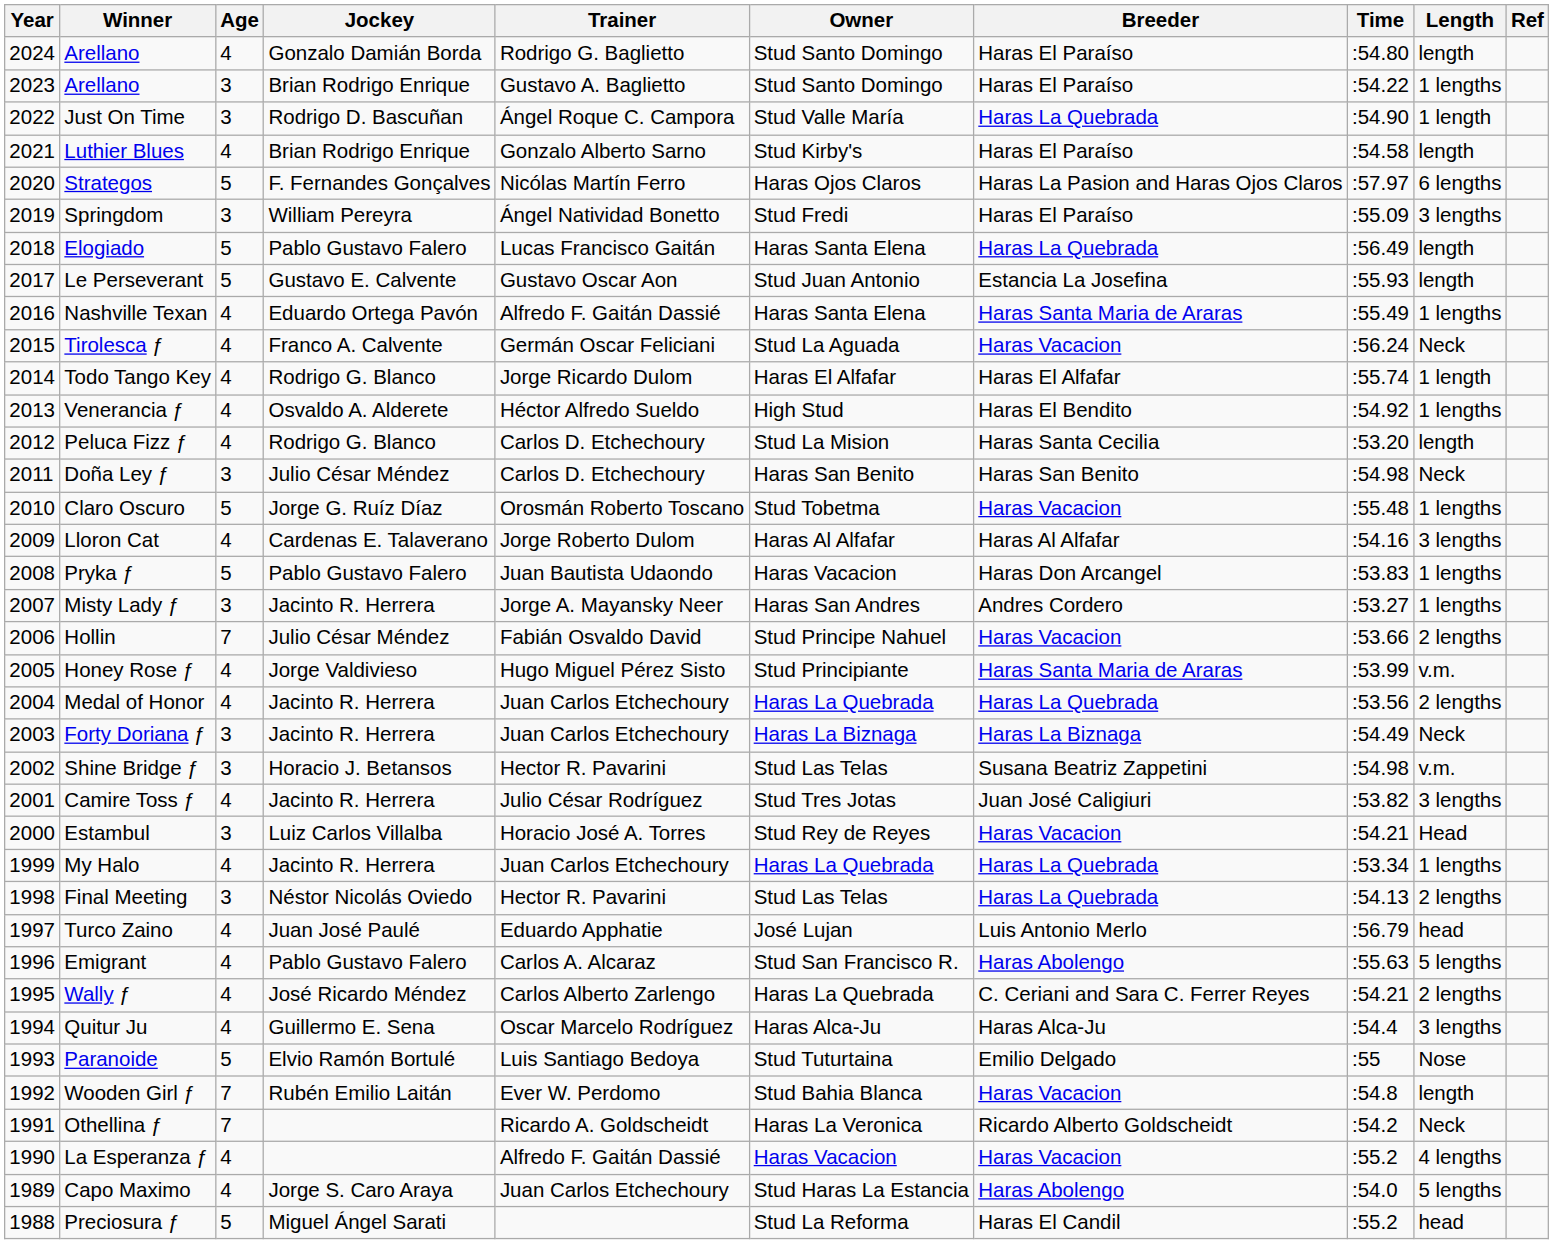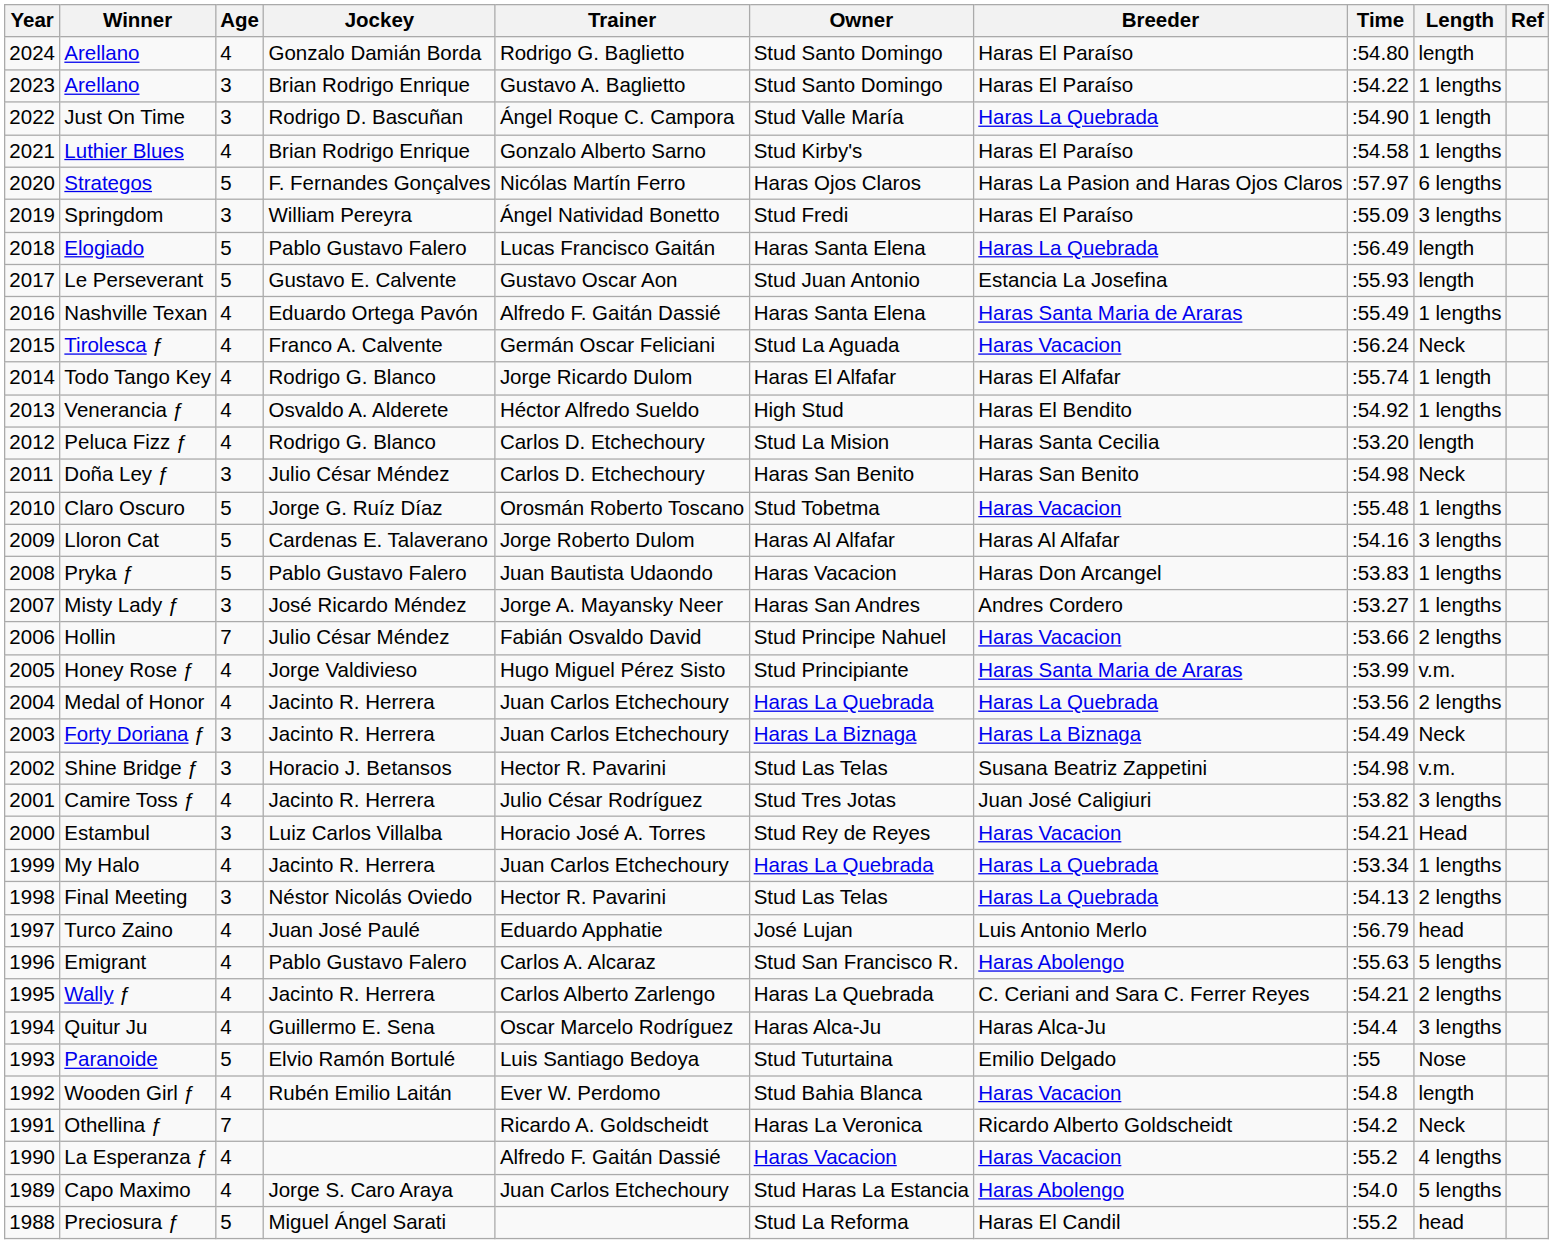(1446, 150) length -> (1460, 150) 1 lengths
(226, 540) 4 -> (226, 540) 5
(352, 605) Jacinto R. Herrera -> (367, 605) José Ricardo Méndez
(367, 995) José Ricardo Méndez -> (352, 995) Jacinto R. Herrera
(226, 1092) 7 -> (226, 1092) 4
